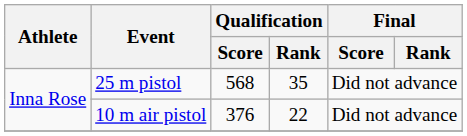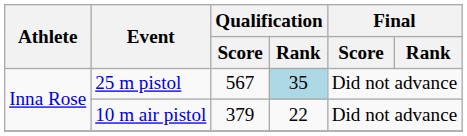(240, 83) 568 -> (240, 83) 567
(298, 83) no background -> (298, 83) lightblue background
(240, 115) 376 -> (240, 115) 379
